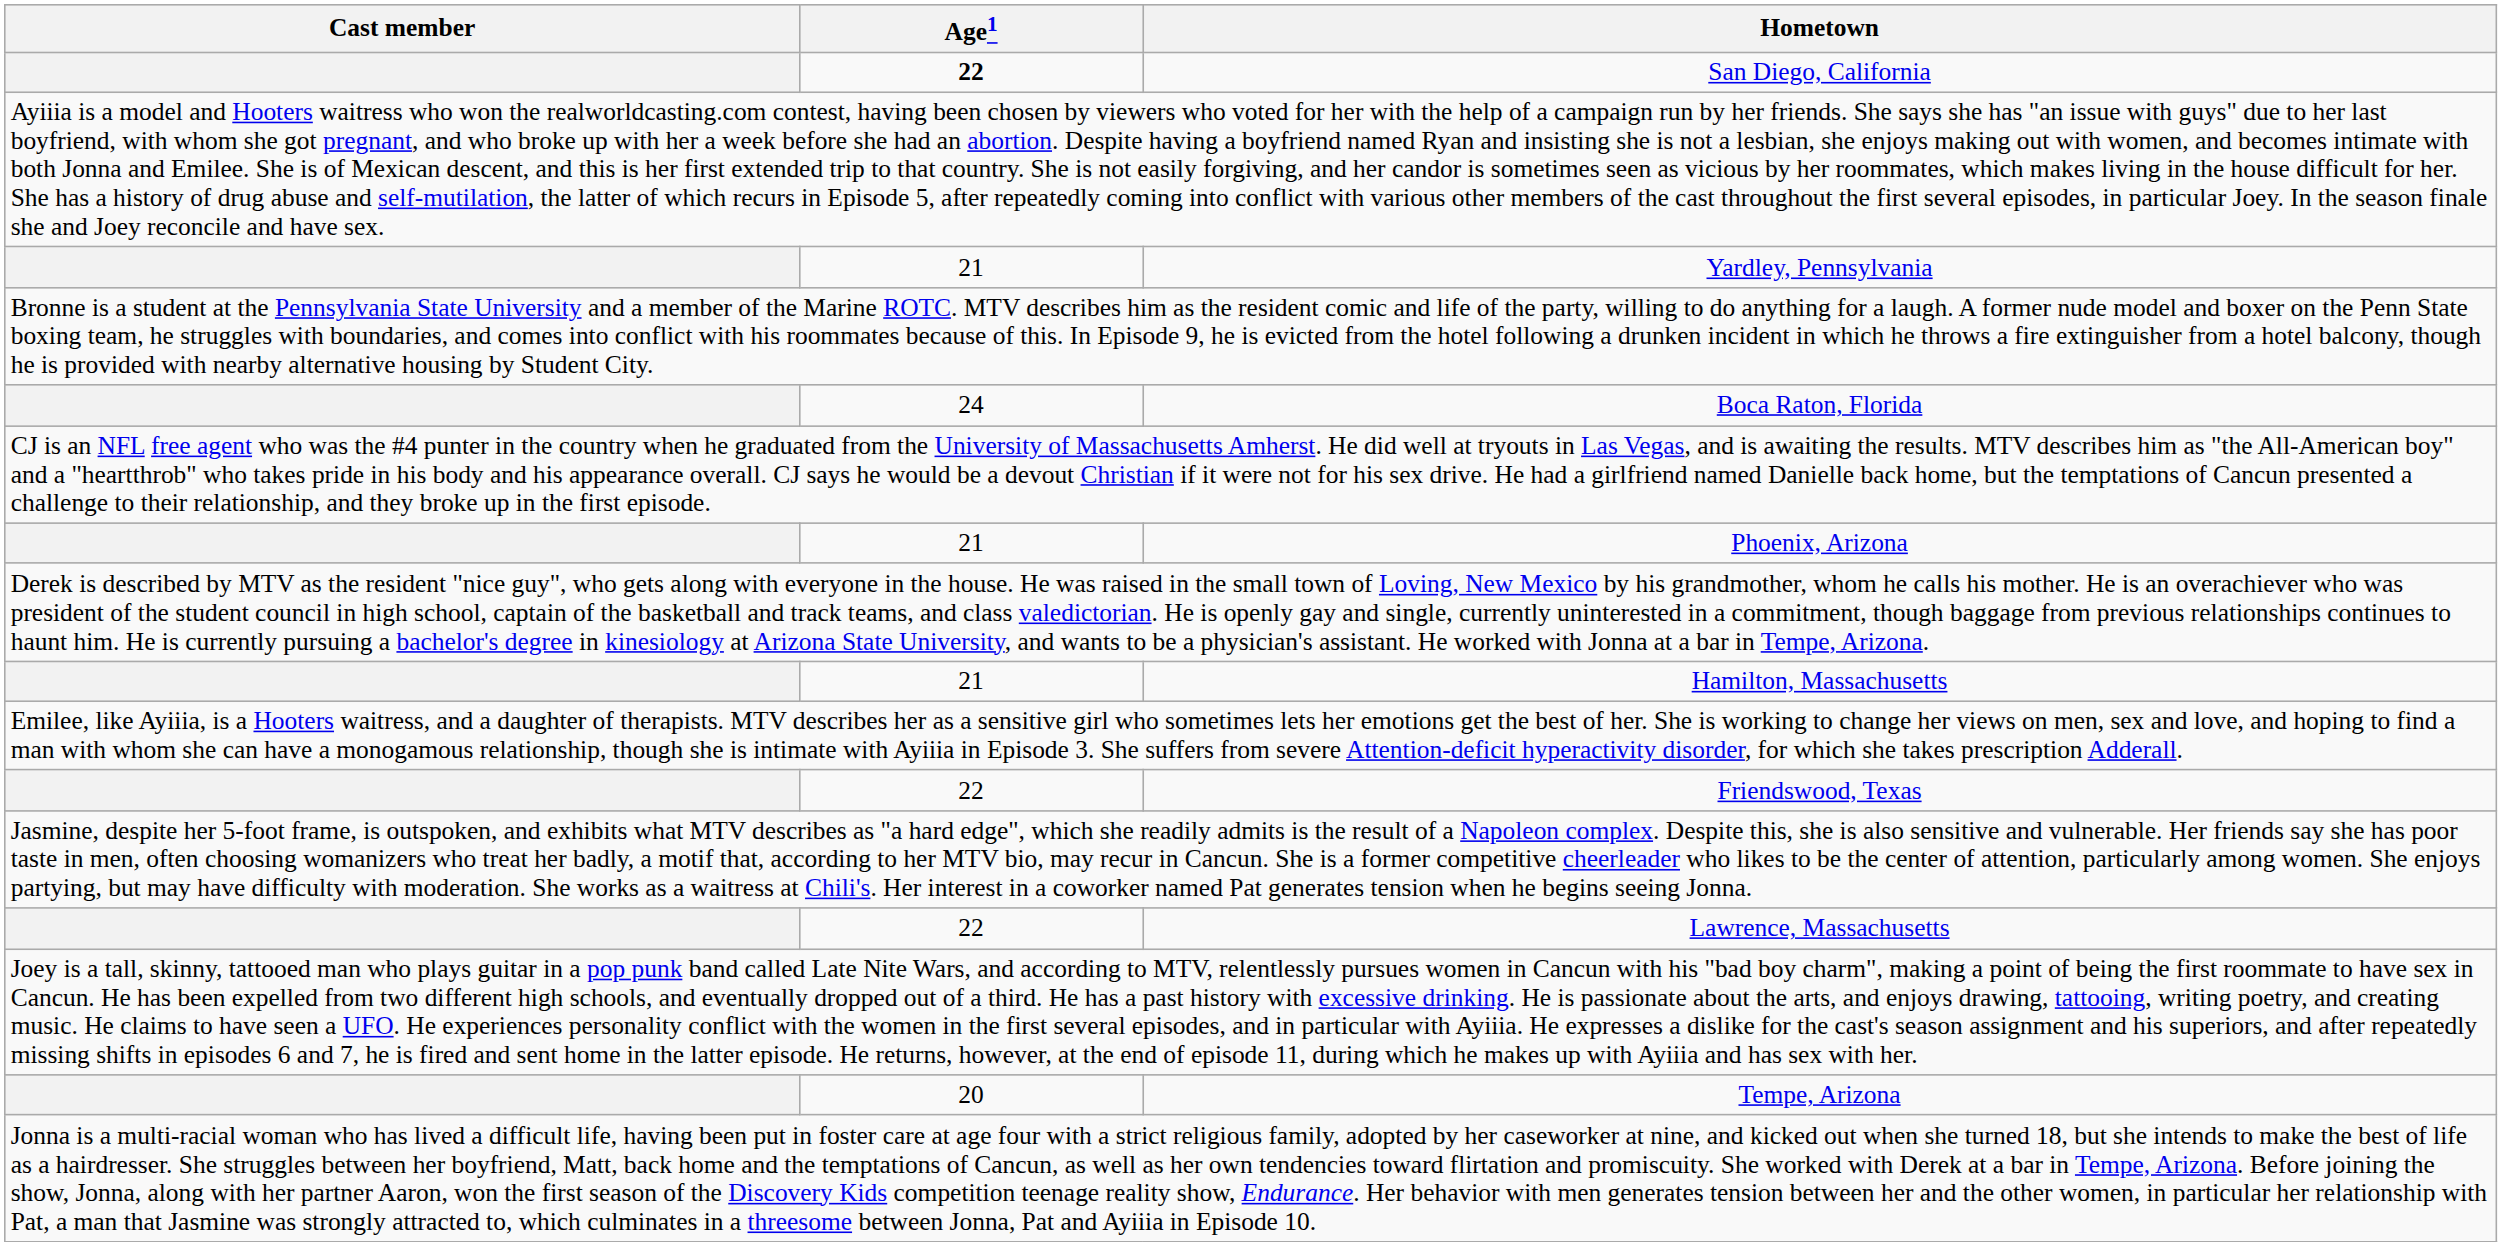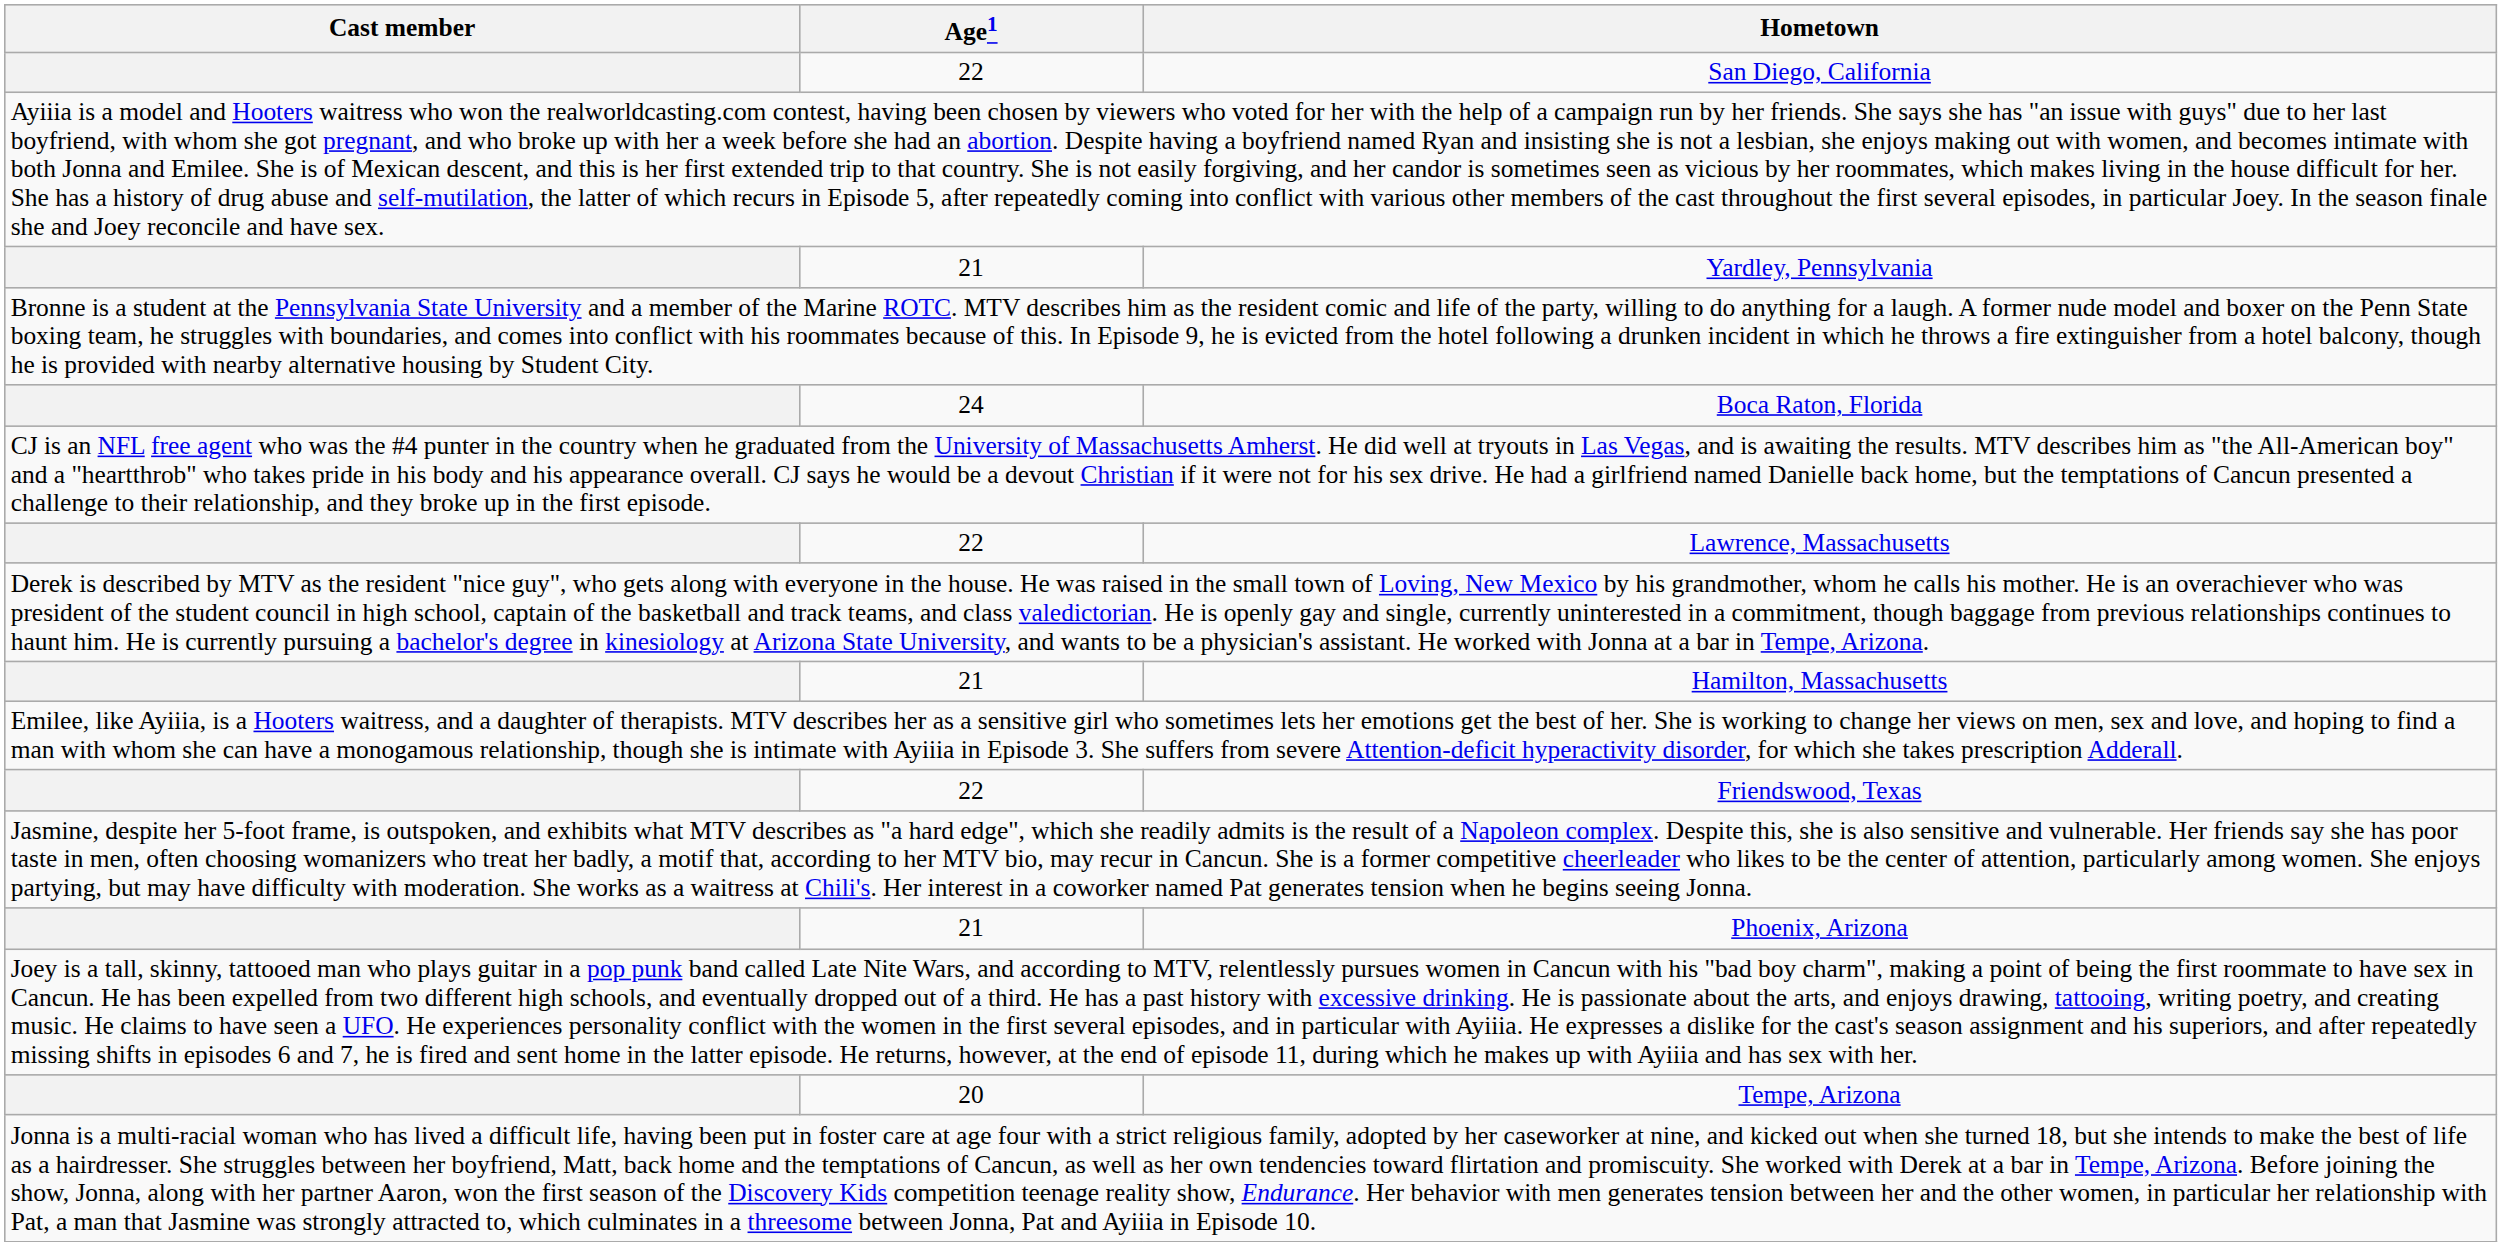(971, 71) bold -> (971, 71) normal
rows swapped: (1820, 542) <-> (1820, 928)
